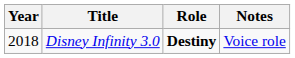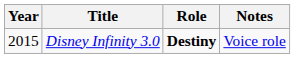(23, 41) 2018 -> (23, 41) 2015
